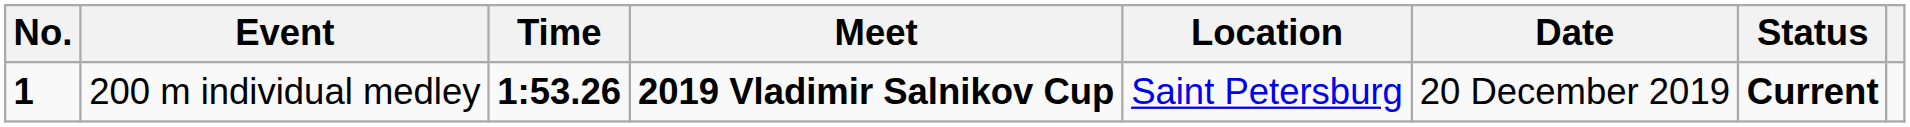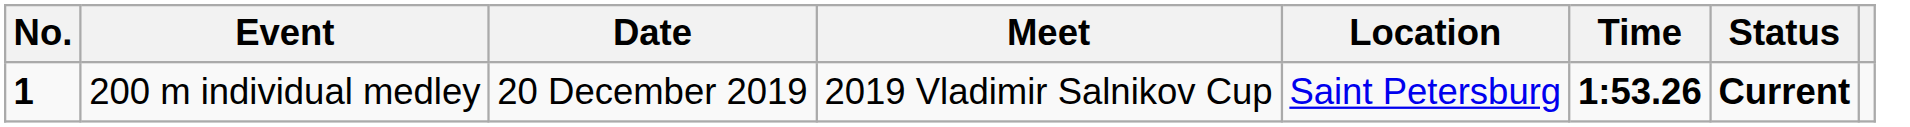columns swapped: (559, 33) <-> (1575, 33)
(876, 91) bold -> (1049, 91) normal
